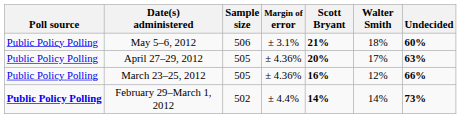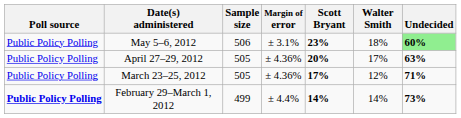(318, 42) 21% -> (318, 42) 23%
(415, 42) no background -> (415, 42) lightgreen background
(318, 76) 16% -> (318, 76) 17%
(415, 76) 66% -> (415, 76) 71%
(242, 99) 502 -> (242, 99) 499
